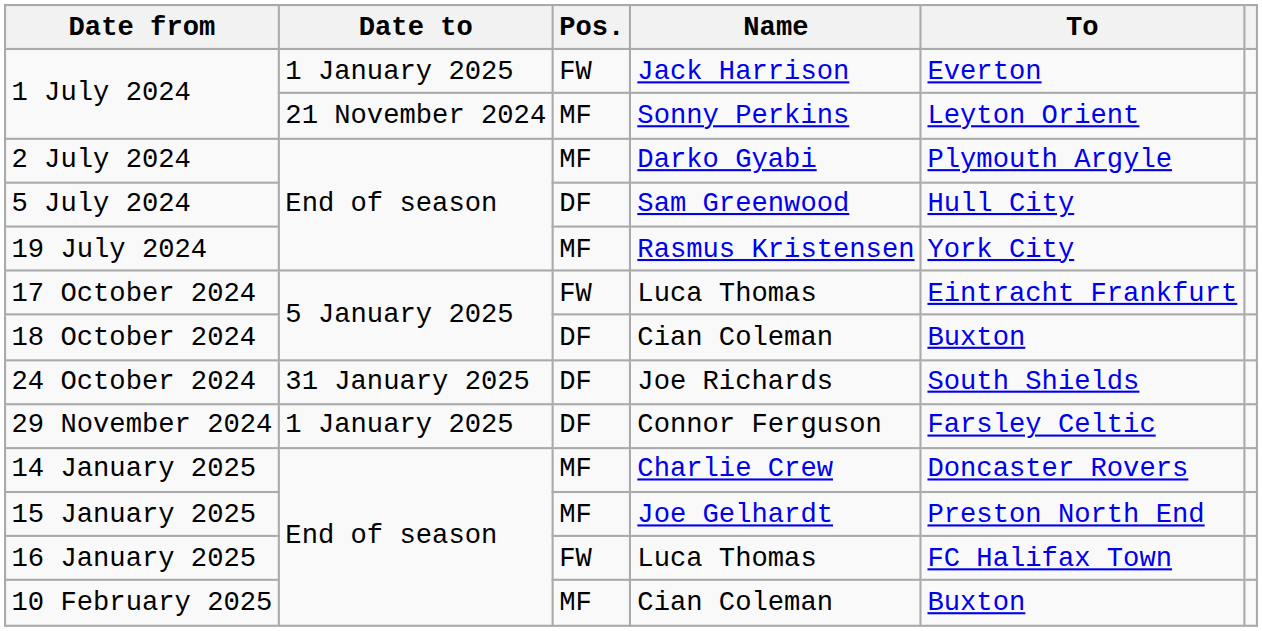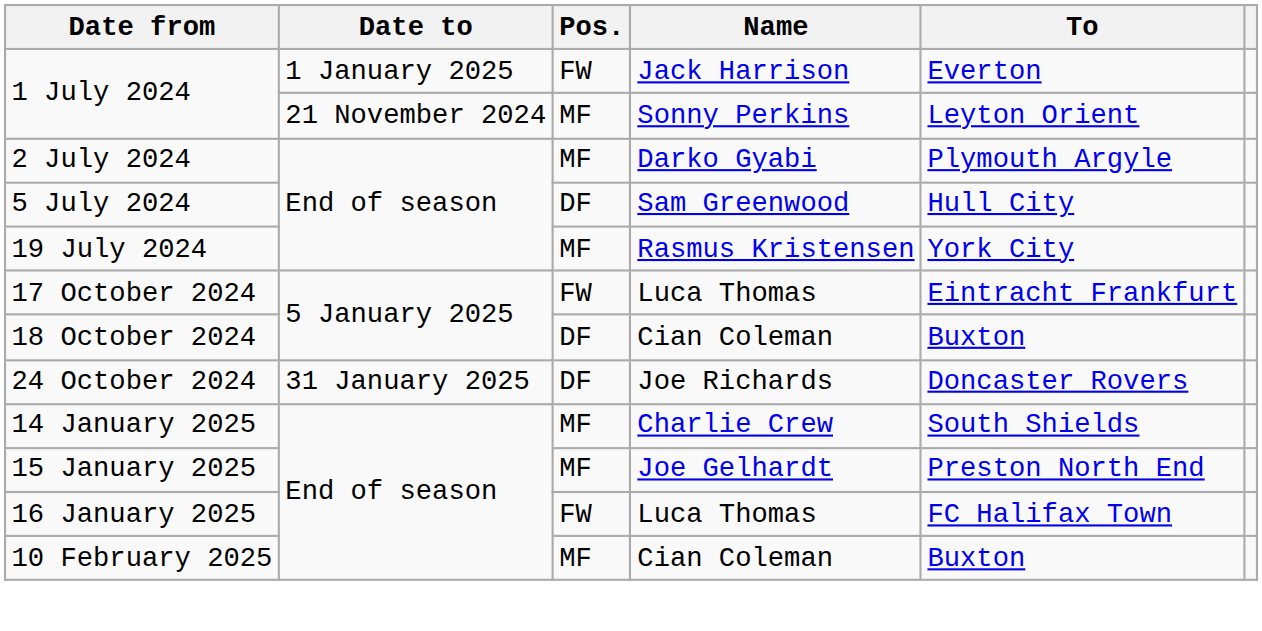(1033, 381) South Shields -> (1058, 381) Doncaster Rovers
- row: (142, 426)
(1058, 470) Doncaster Rovers -> (1033, 426) South Shields
